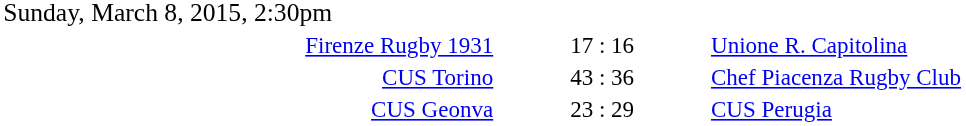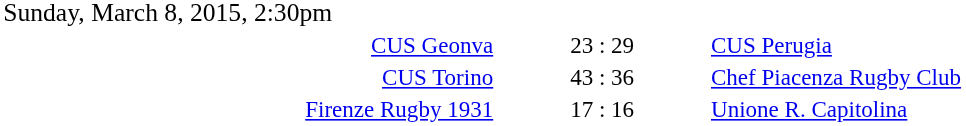rows swapped: (432, 109) <-> (399, 45)
